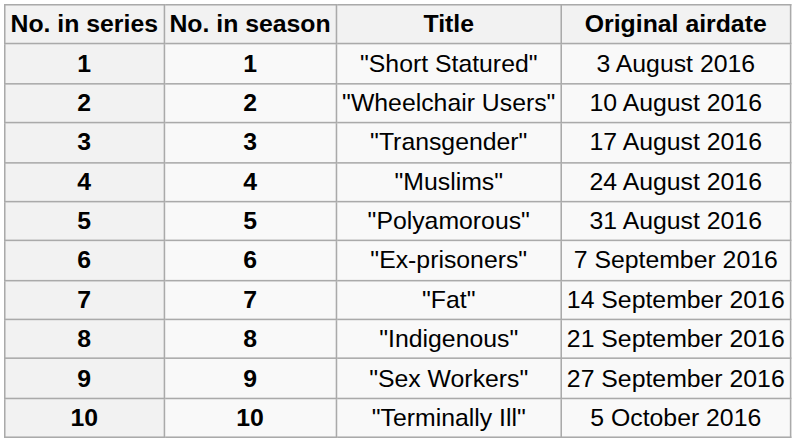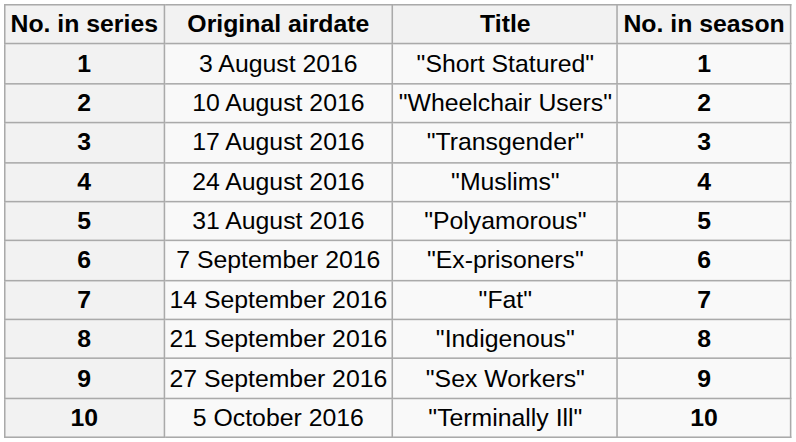columns swapped: (250, 24) <-> (676, 24)
